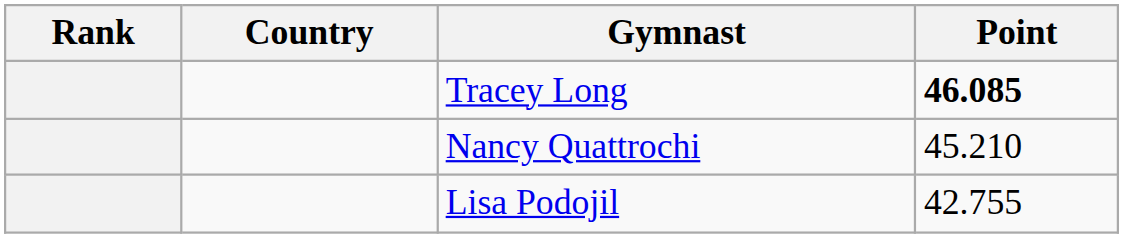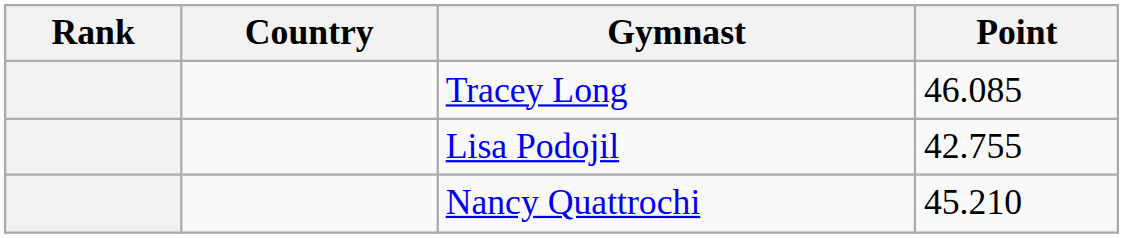(973, 89) bold -> (973, 89) normal
rows swapped: (573, 145) <-> (532, 202)
